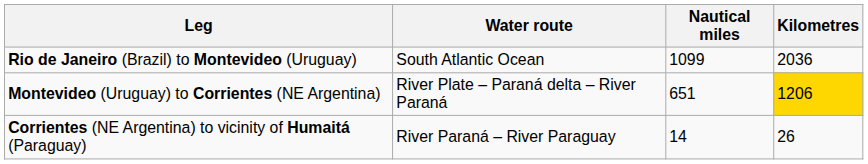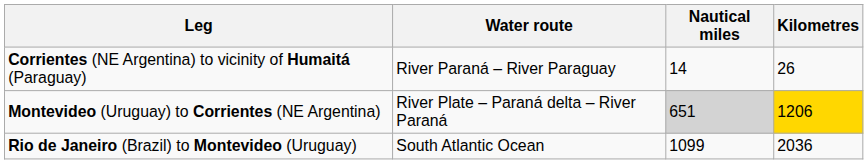rows swapped: (182, 60) <-> (179, 136)
(682, 94) no background -> (682, 111) lightgrey background
